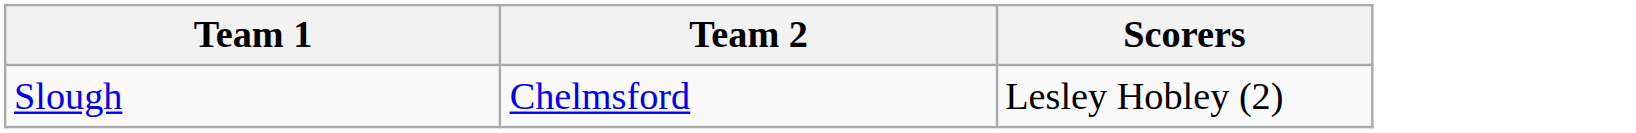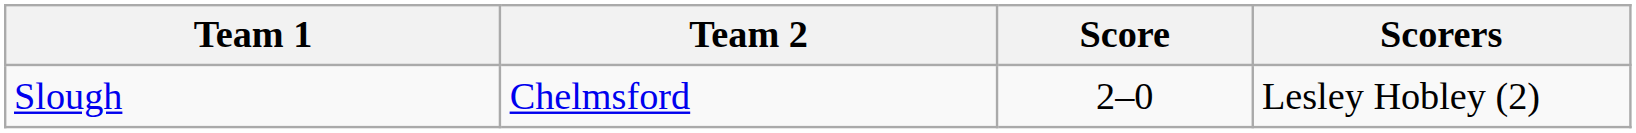+ column: (1125, 34)
